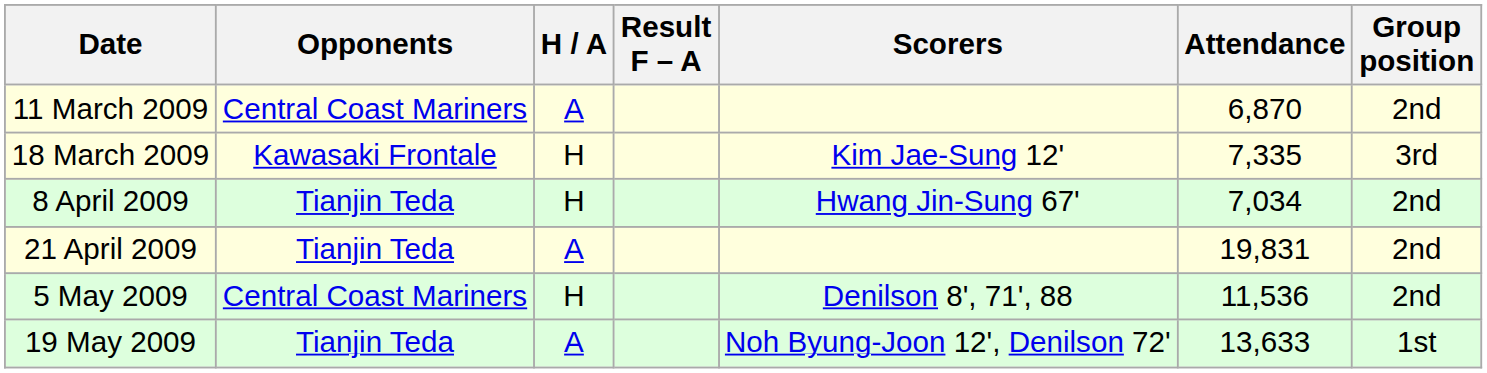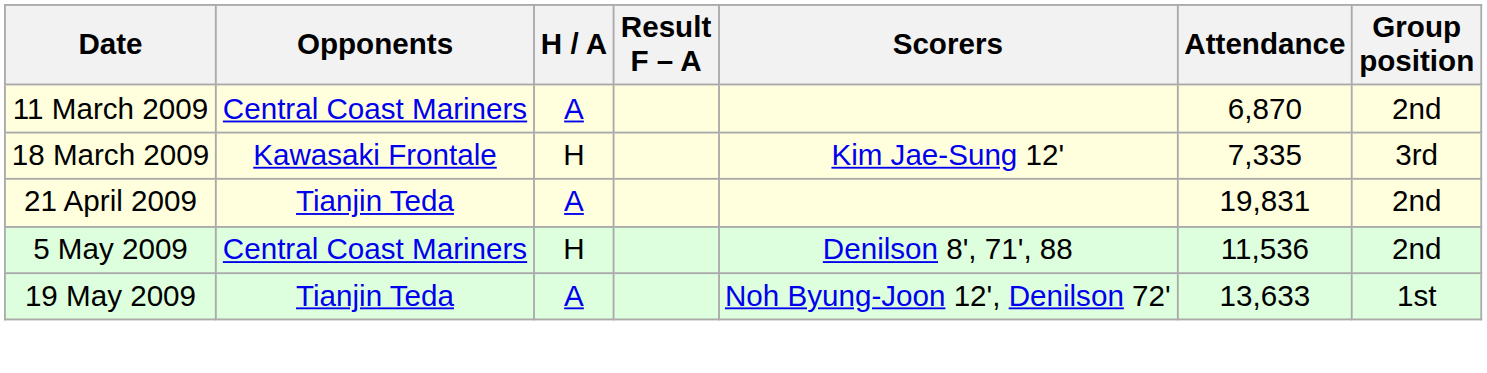- row: (110, 202)
